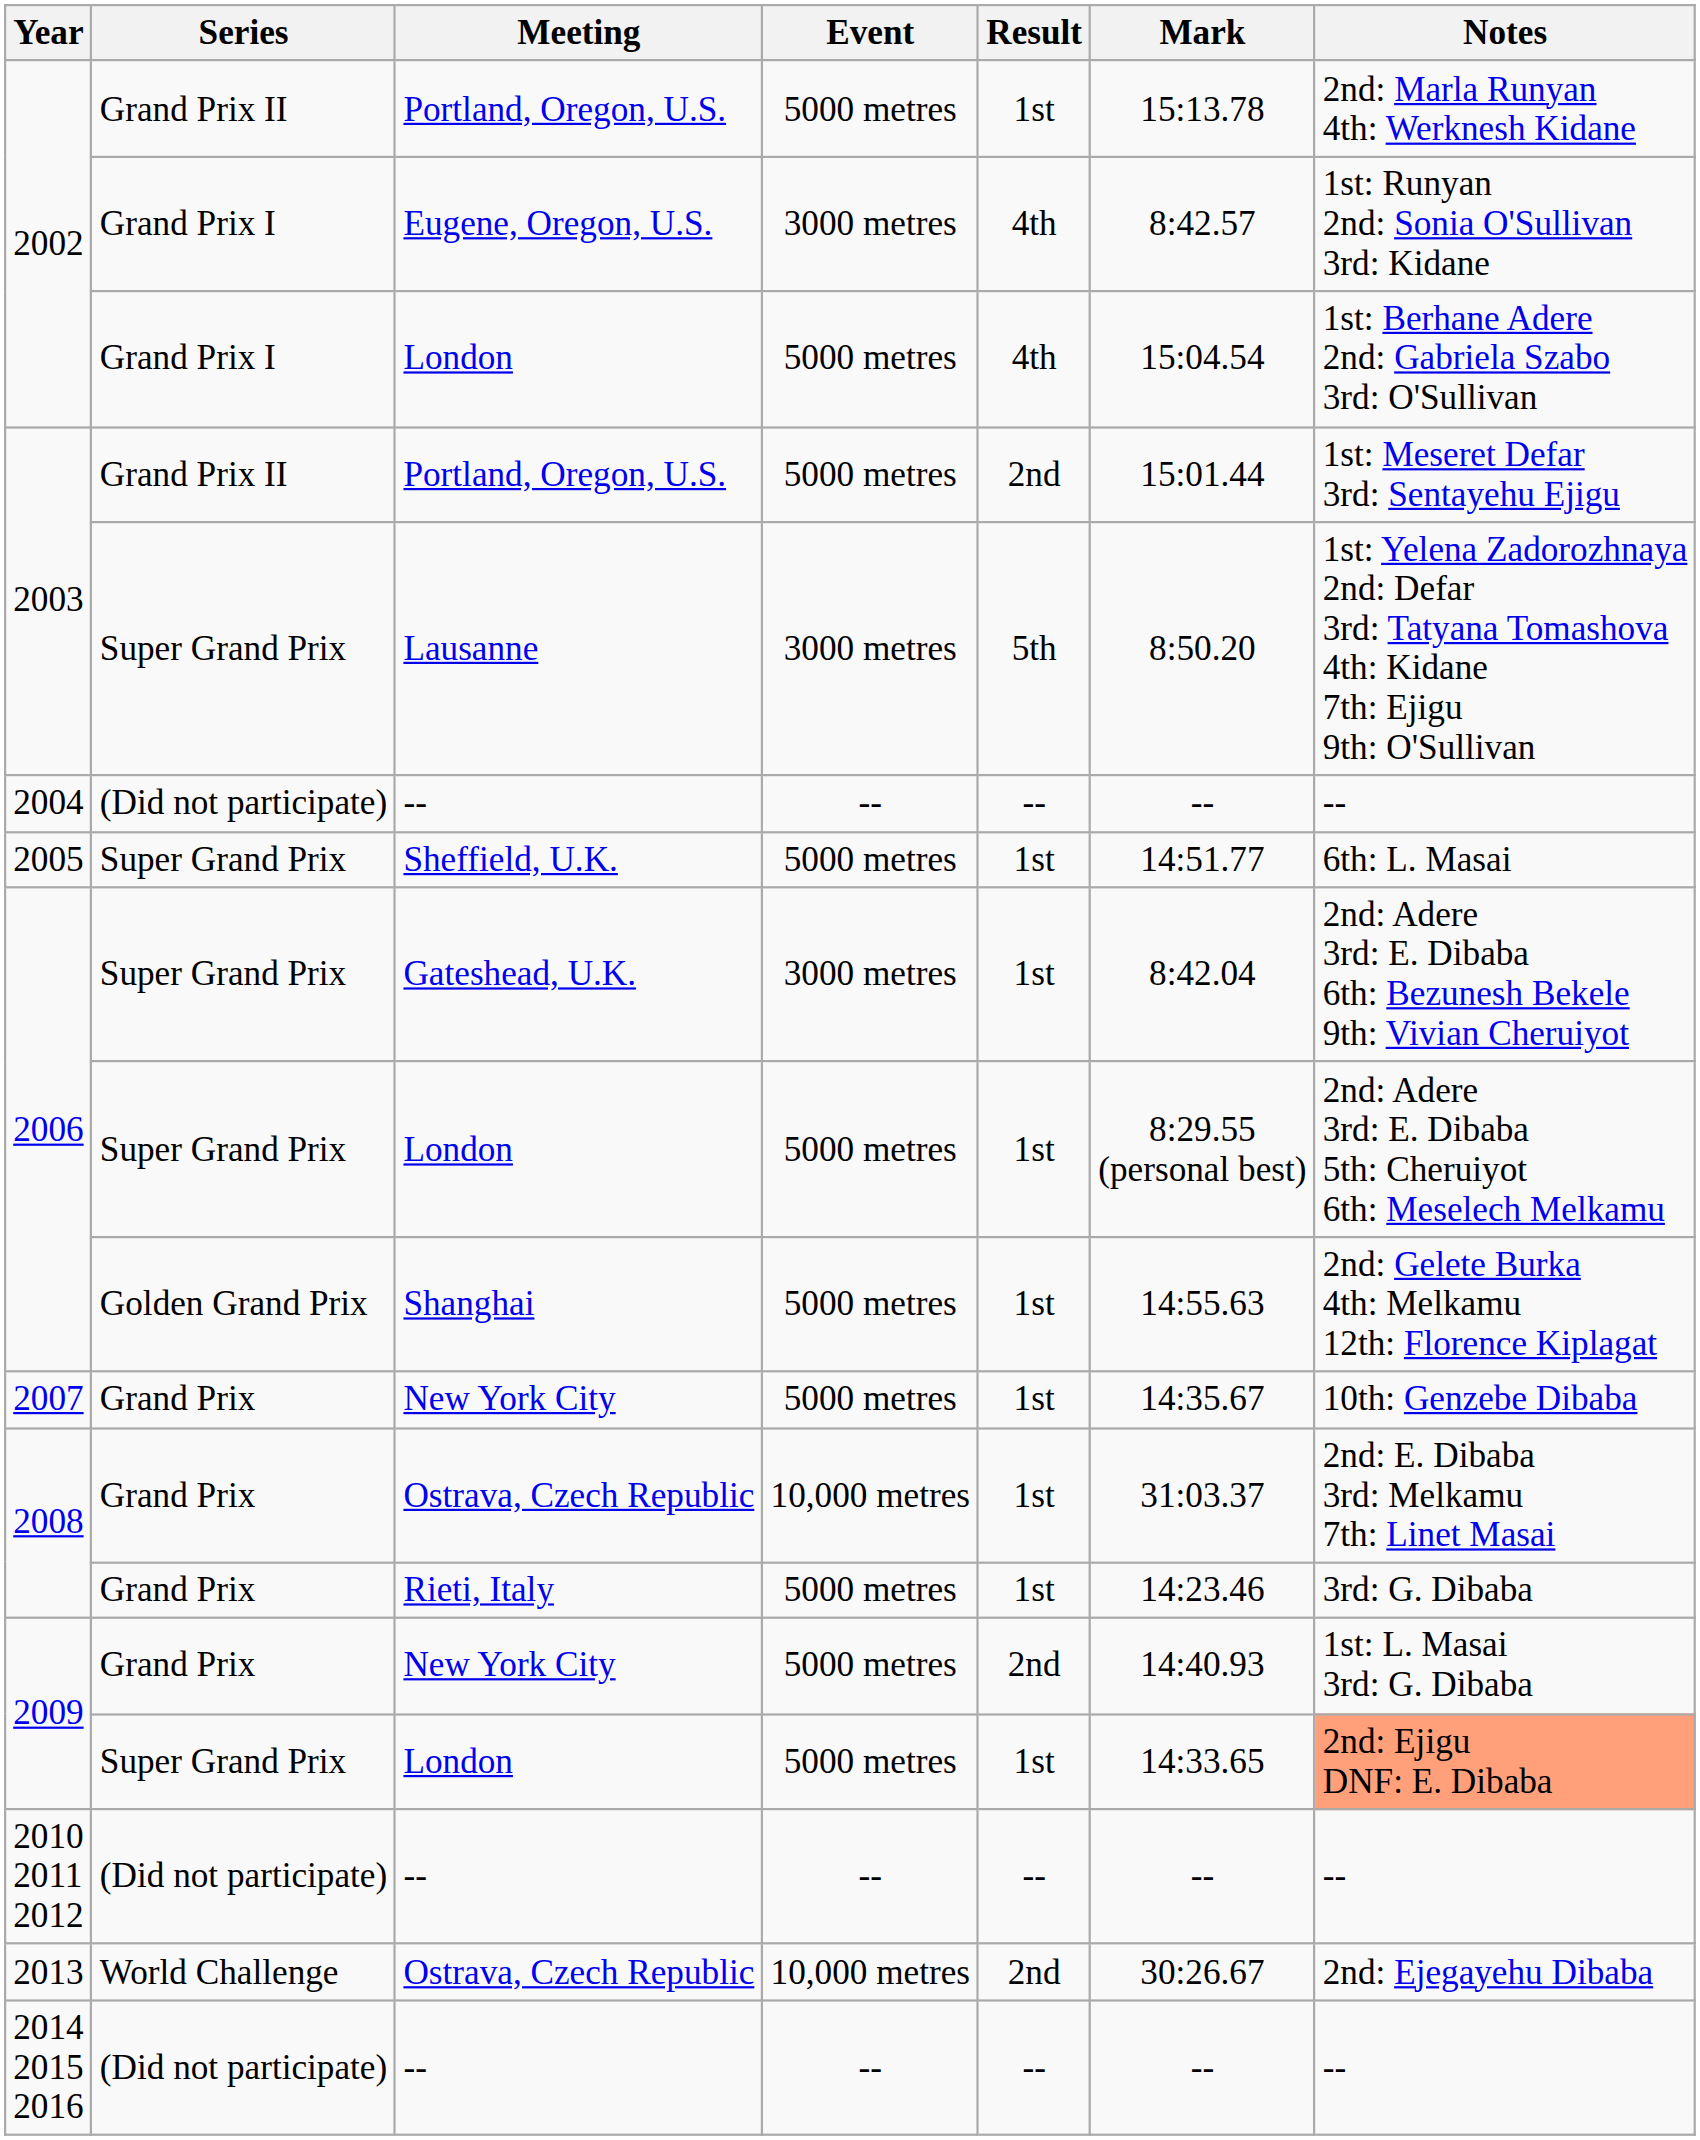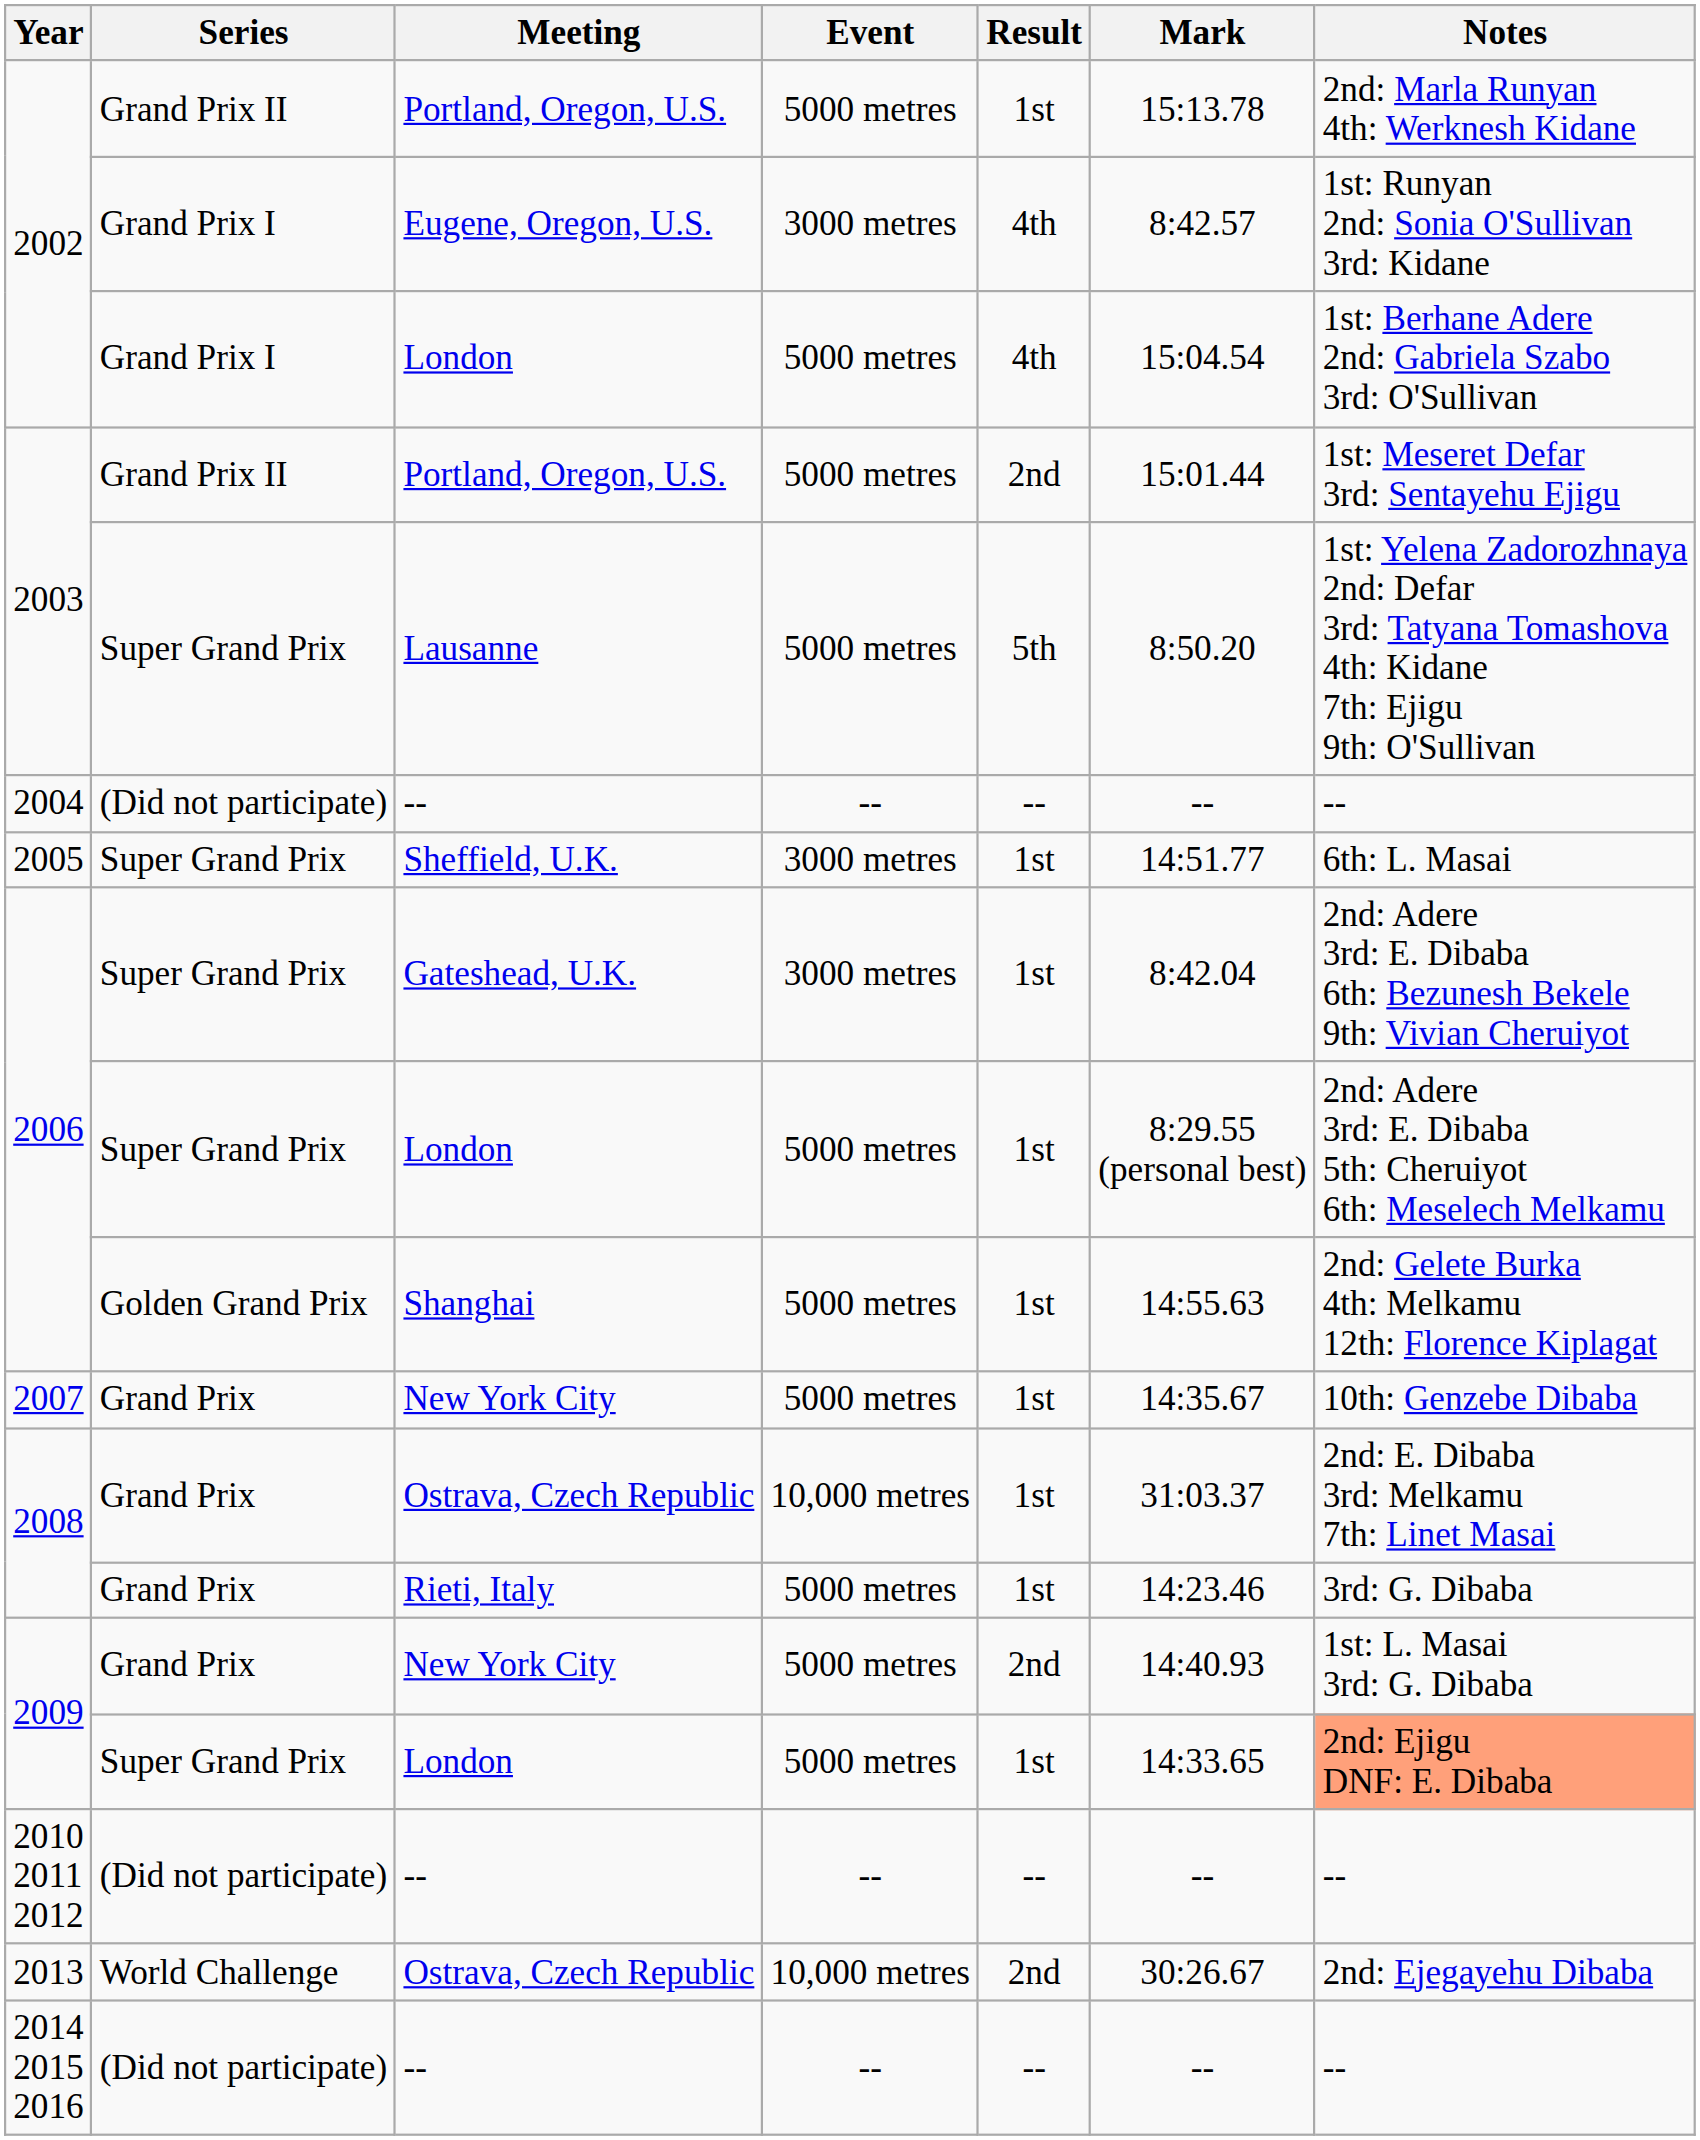(870, 648) 3000 metres -> (870, 648) 5000 metres
(870, 858) 5000 metres -> (870, 858) 3000 metres
